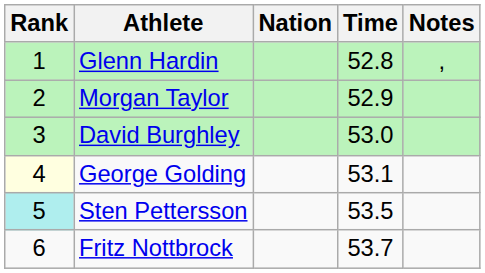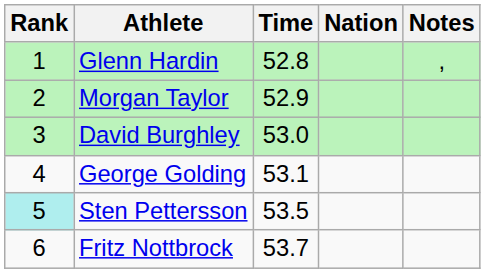columns swapped: (295, 23) <-> (370, 23)
(39, 173) lightyellow background -> (39, 173) no background
